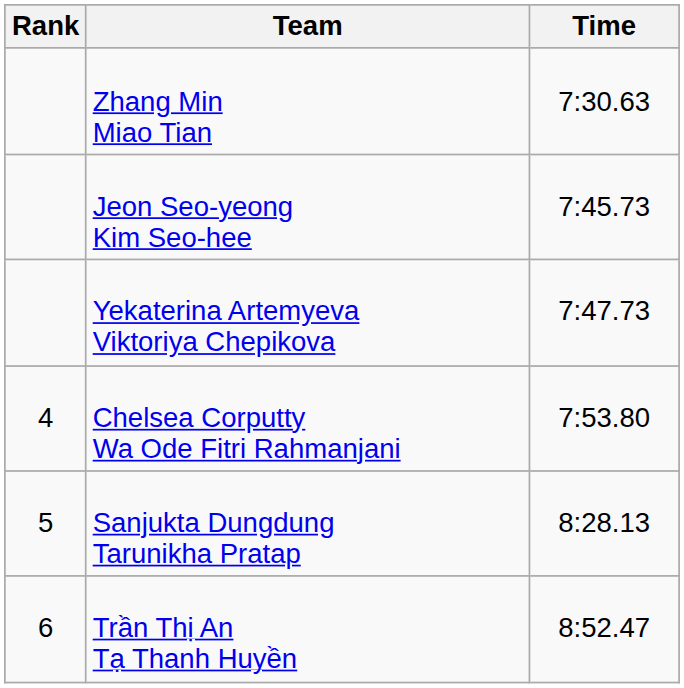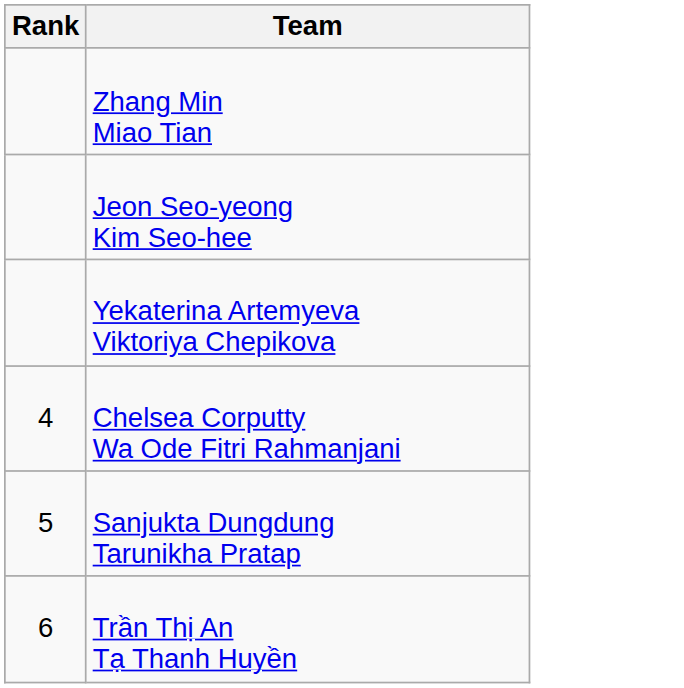- column: (604, 26)
